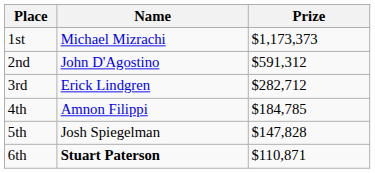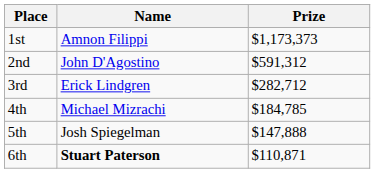(113, 39) Michael Mizrachi -> (104, 39) Amnon Filippi
(104, 109) Amnon Filippi -> (113, 109) Michael Mizrachi
(279, 132) $147,828 -> (279, 132) $147,888
